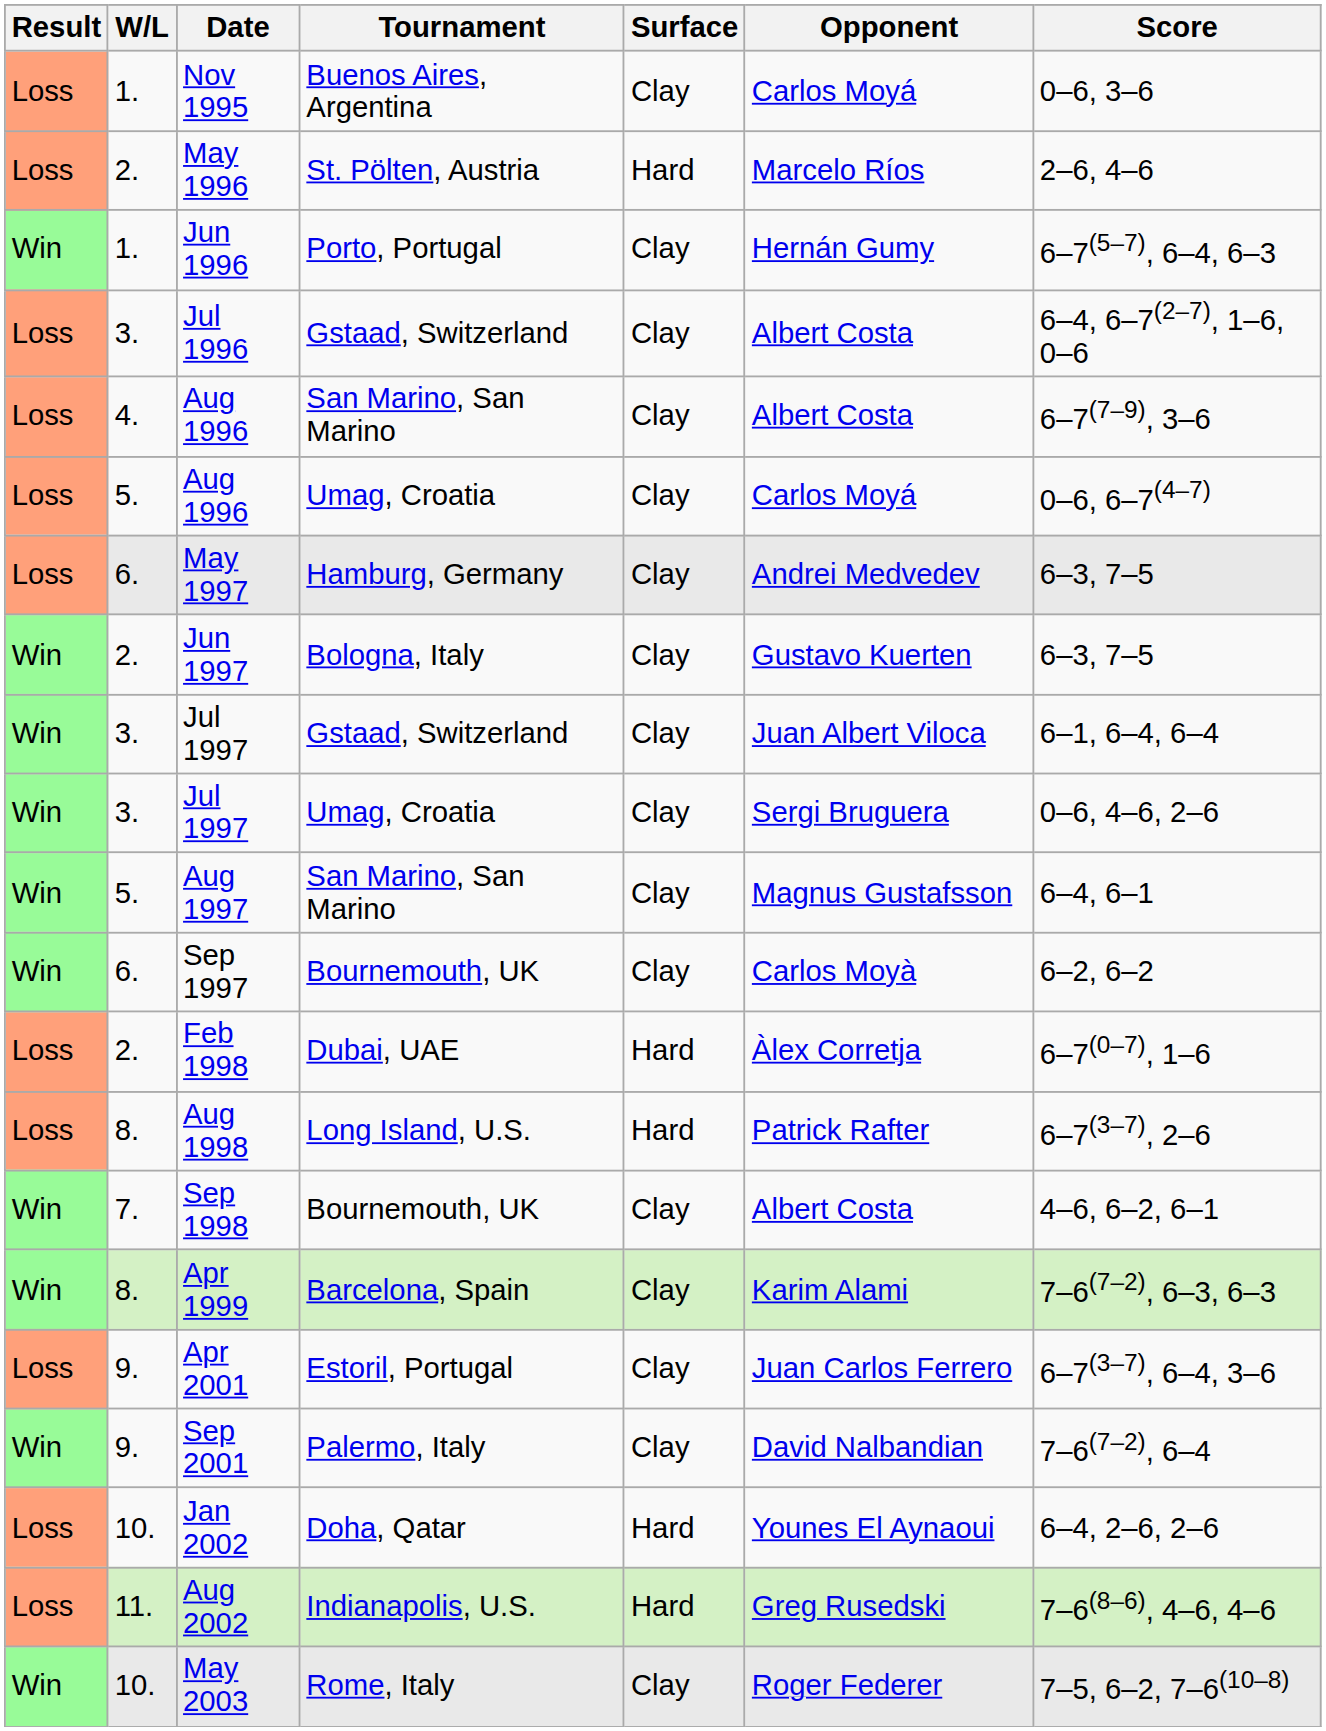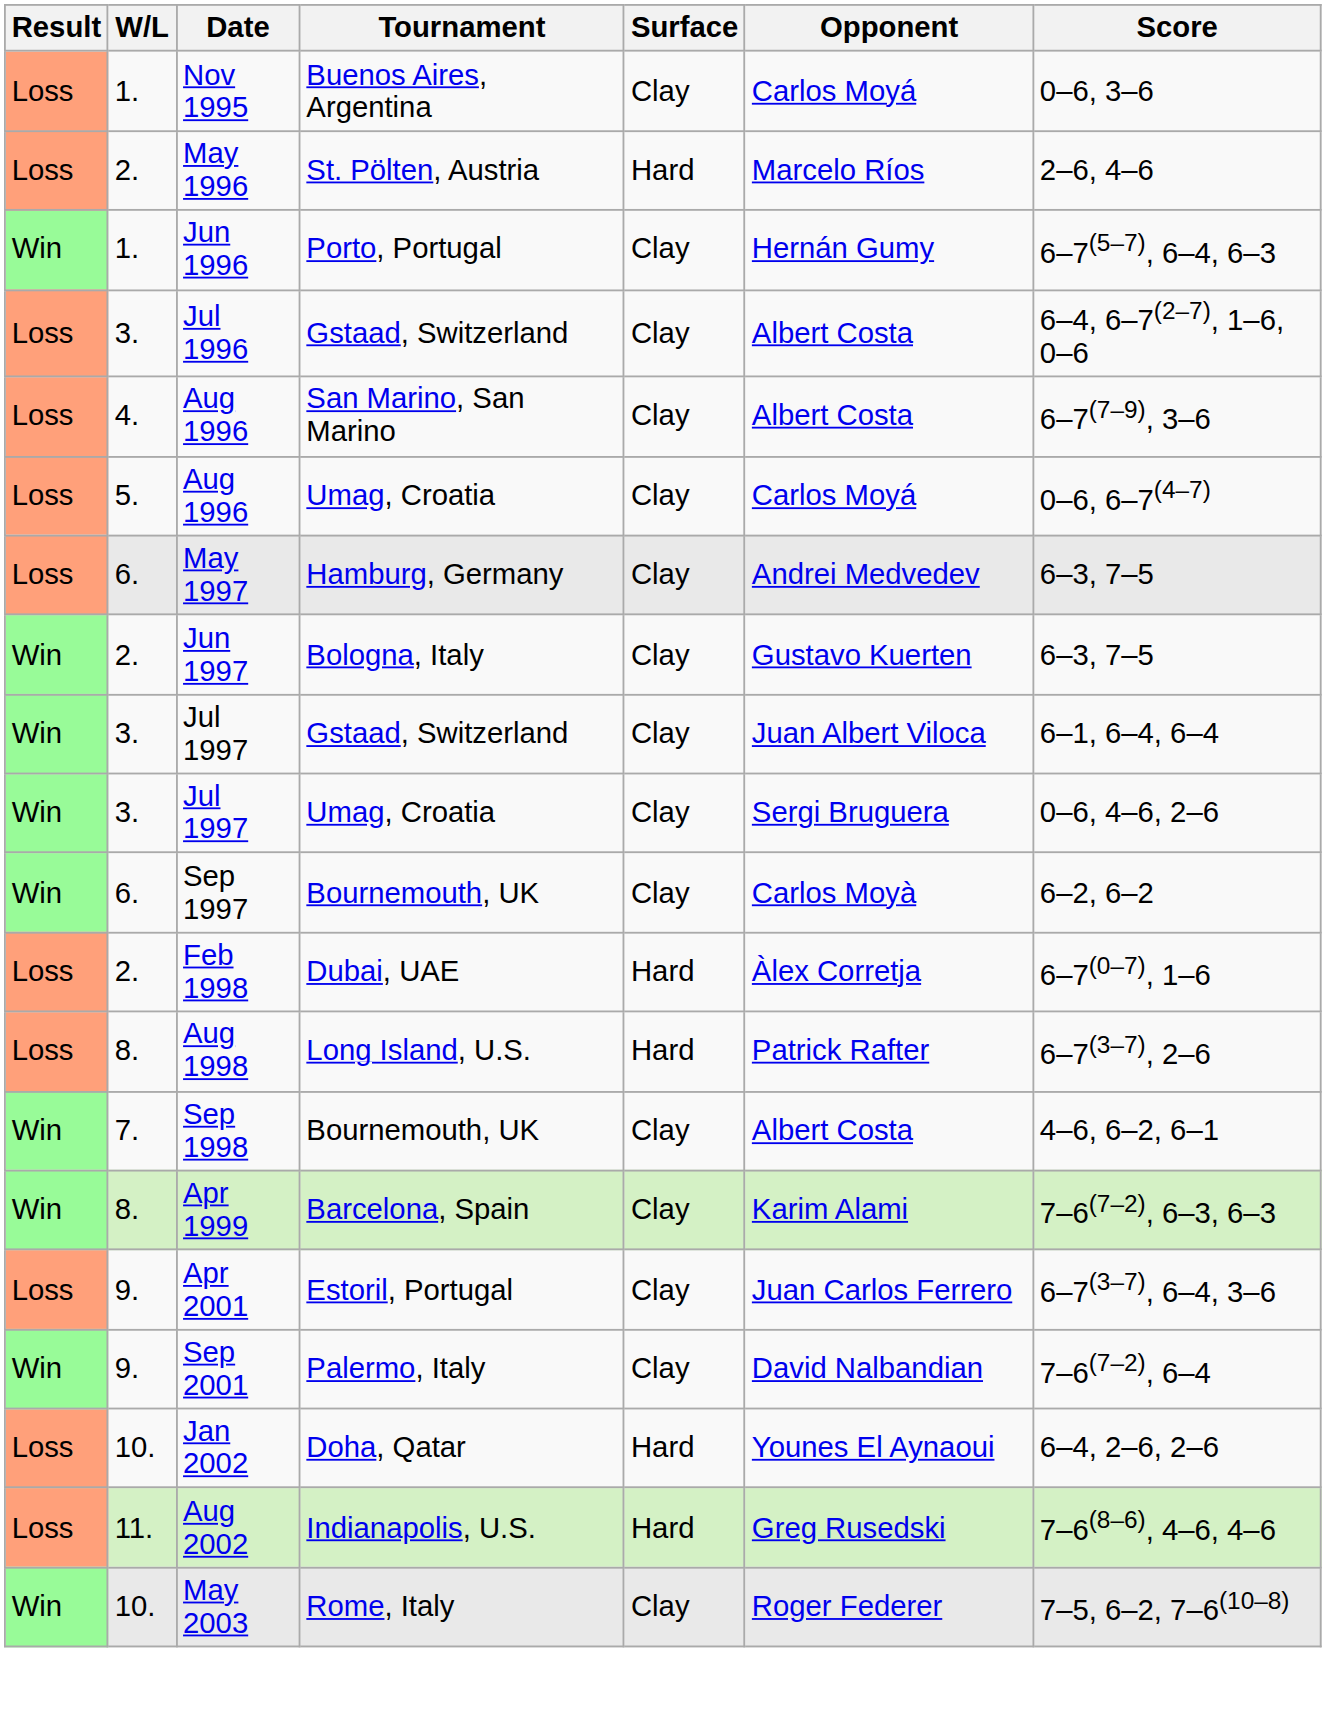- row: (216, 892)
